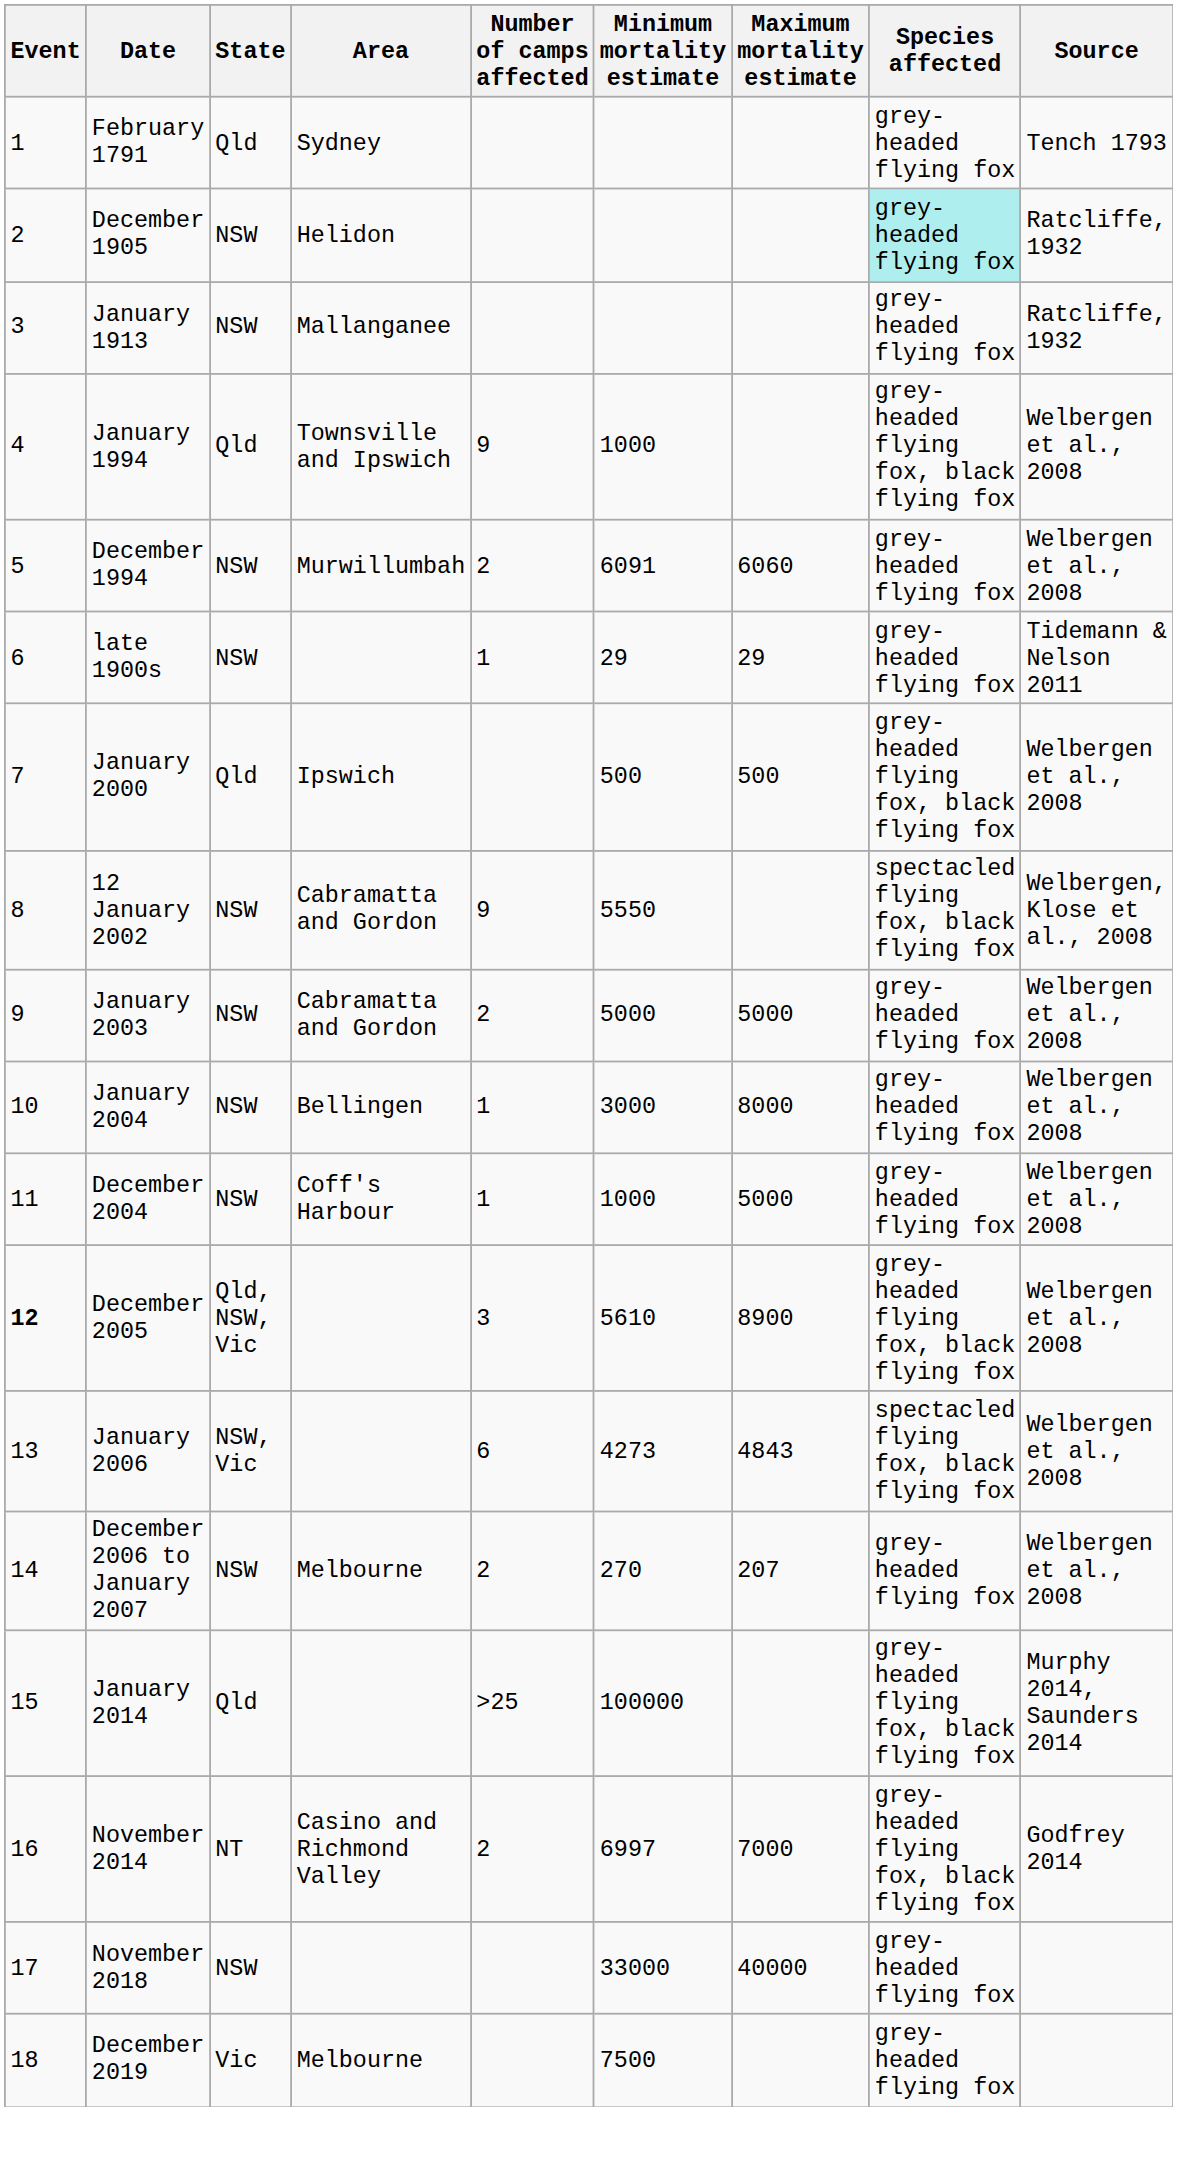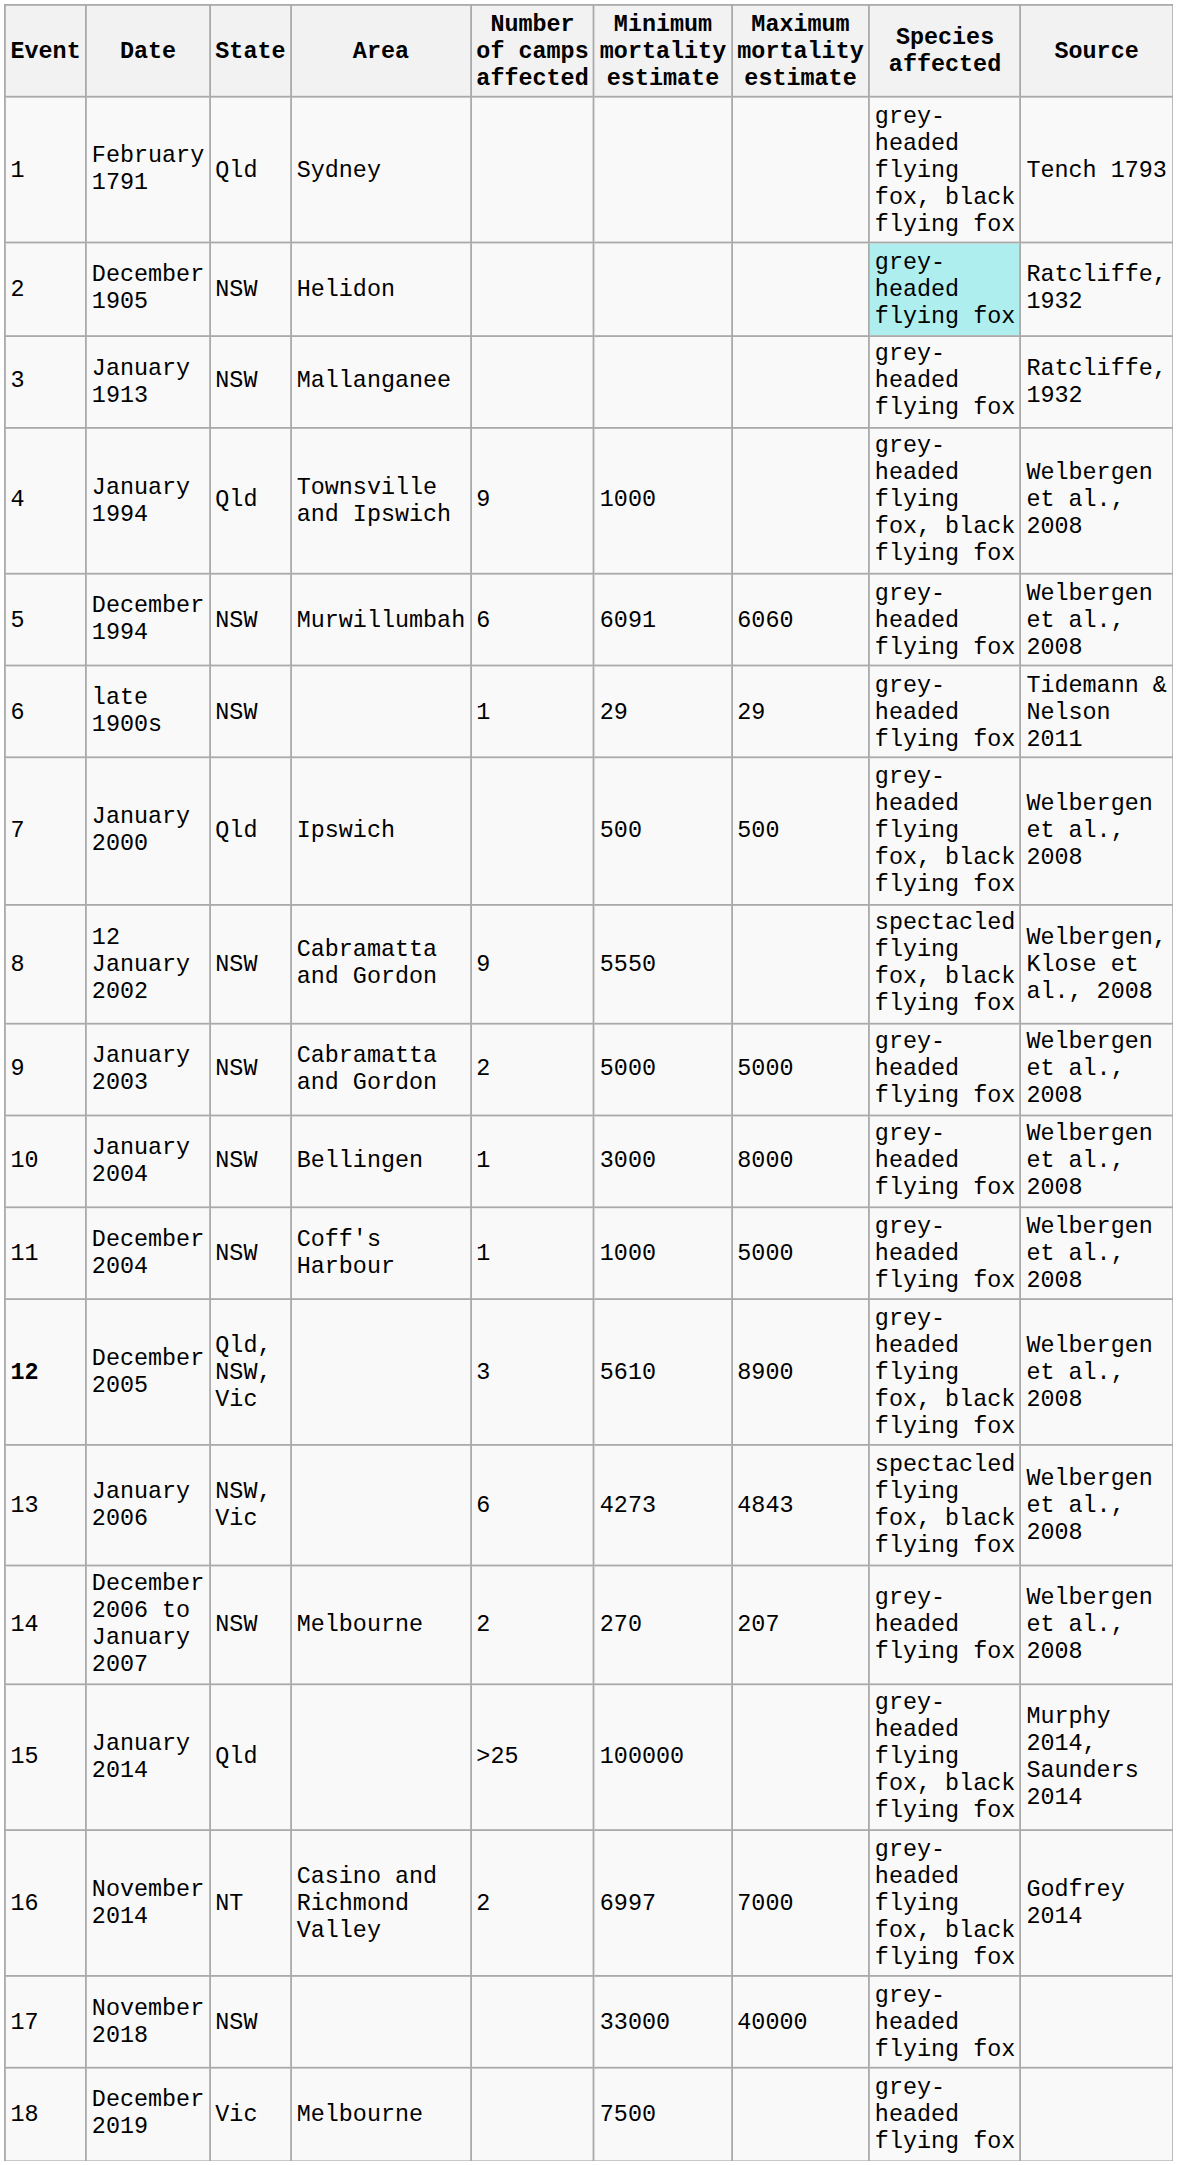(945, 143) grey-headed flying fox -> (945, 170) grey-headed flying fox, black flying fox
(483, 566) 2 -> (483, 620) 6
